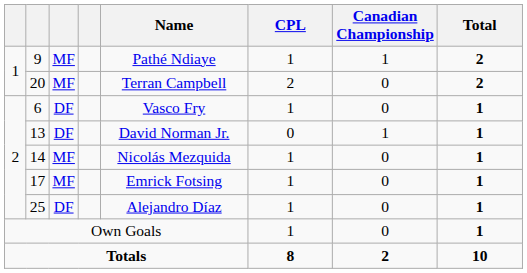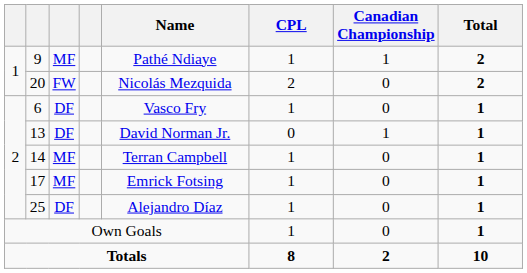(64, 83) MF -> (64, 83) FW
(174, 83) Terran Campbell -> (175, 83) Nicolás Mezquida
(174, 157) Nicolás Mezquida -> (175, 157) Terran Campbell
